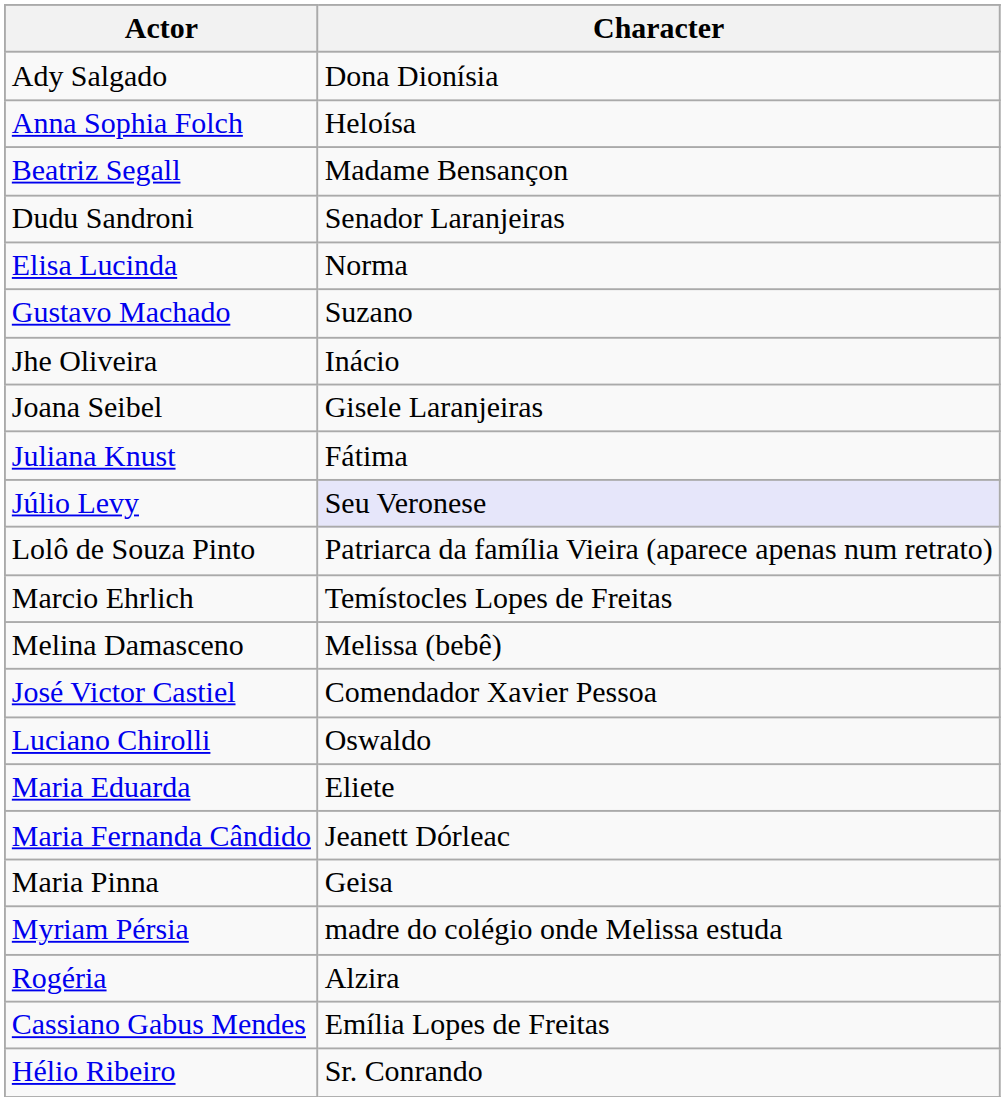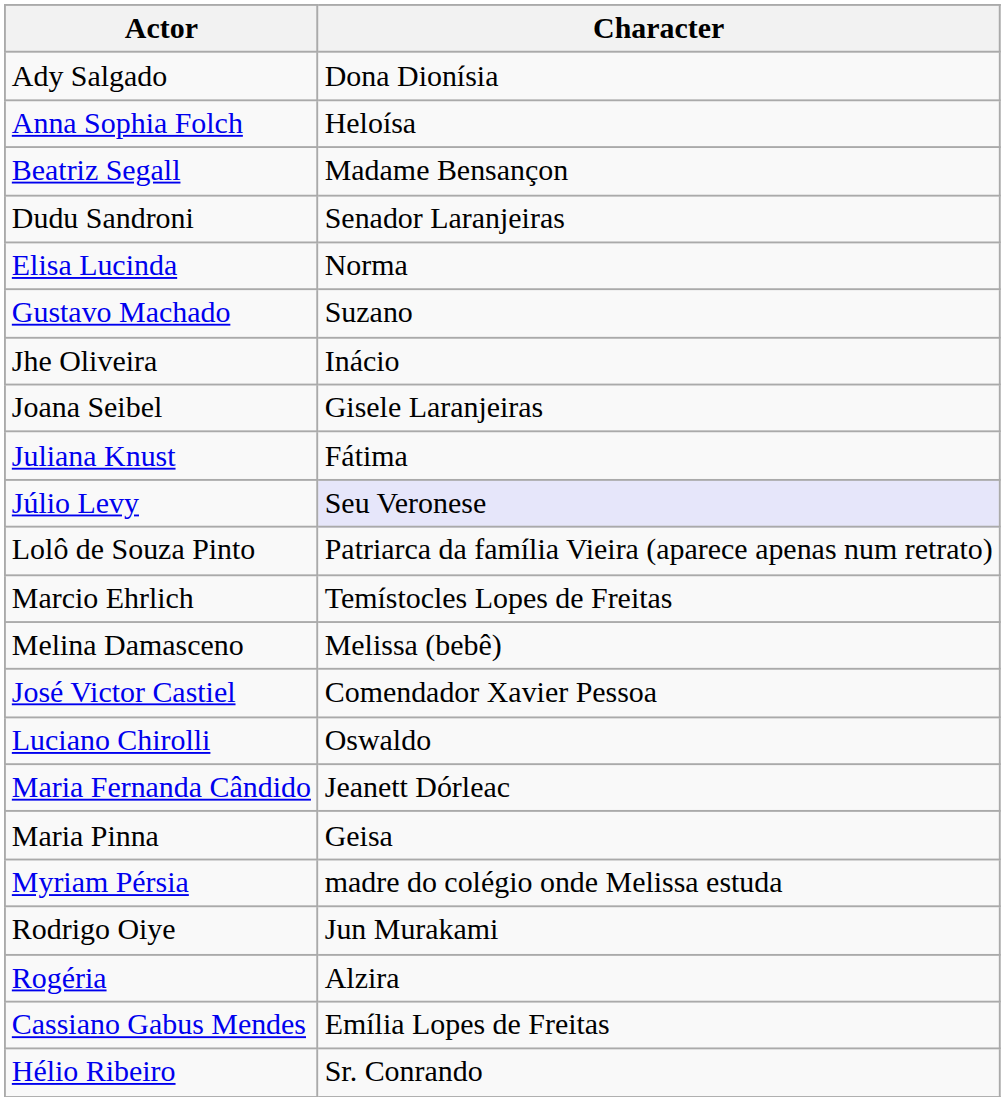- row: (101, 787)
+ row: (94, 929)
